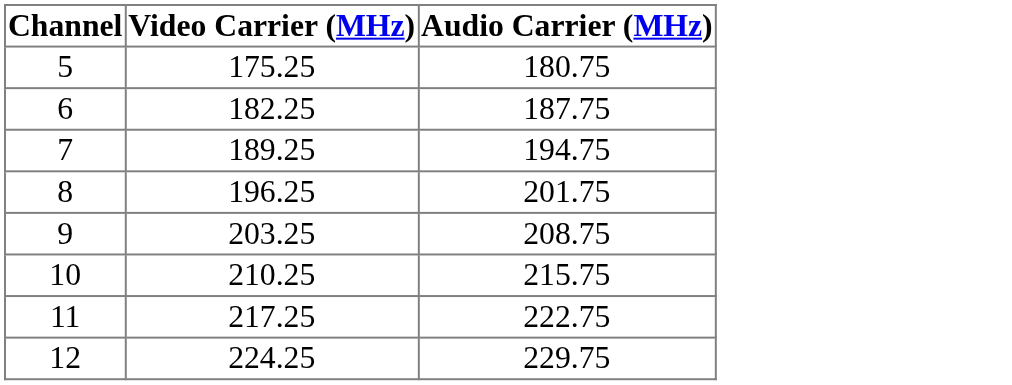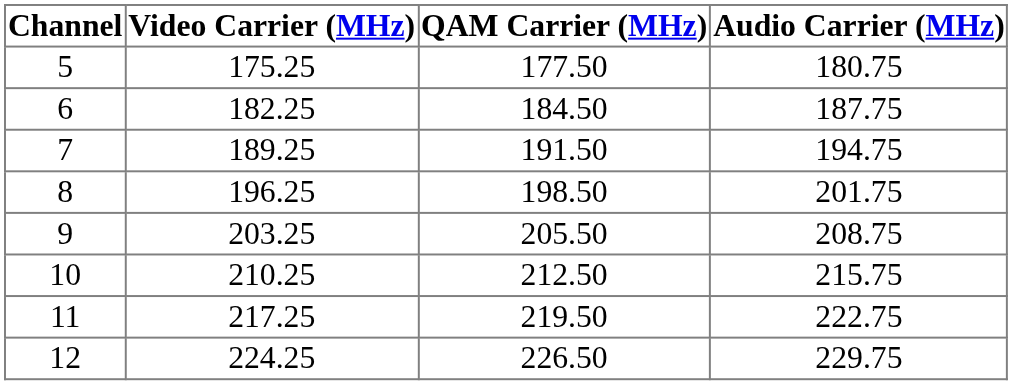+ column: (564, 25)
